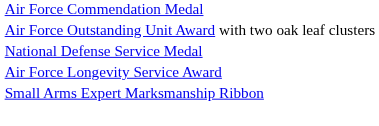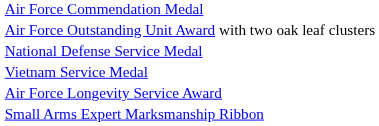+ row: (76, 72)
